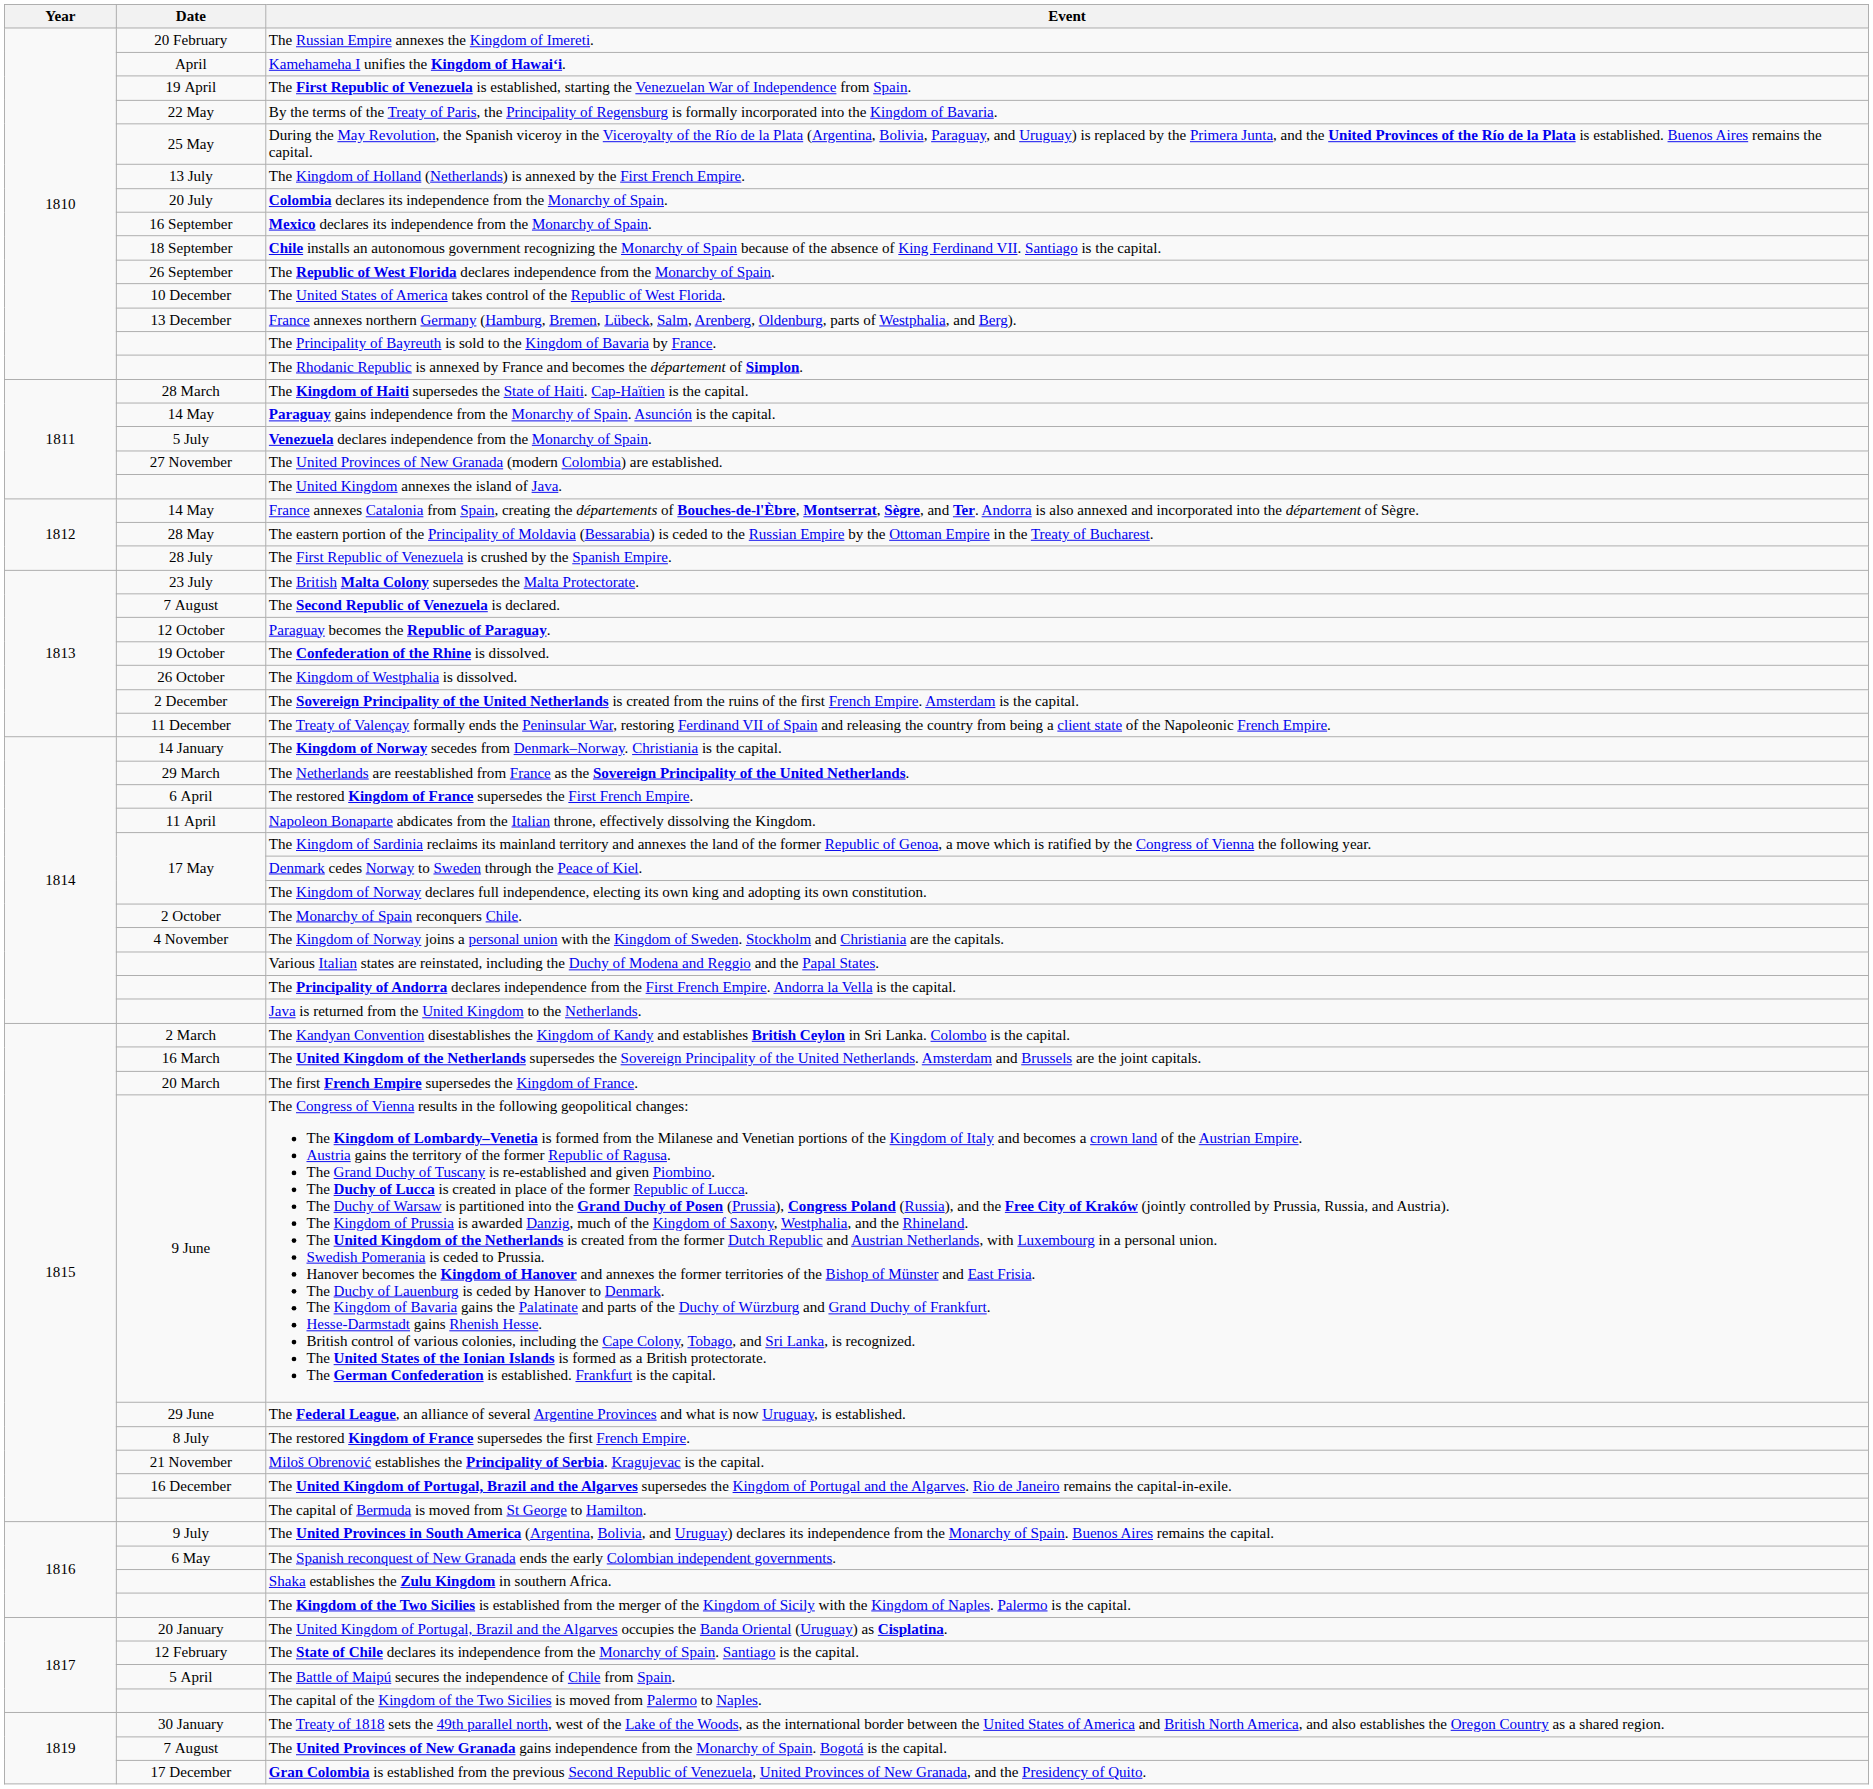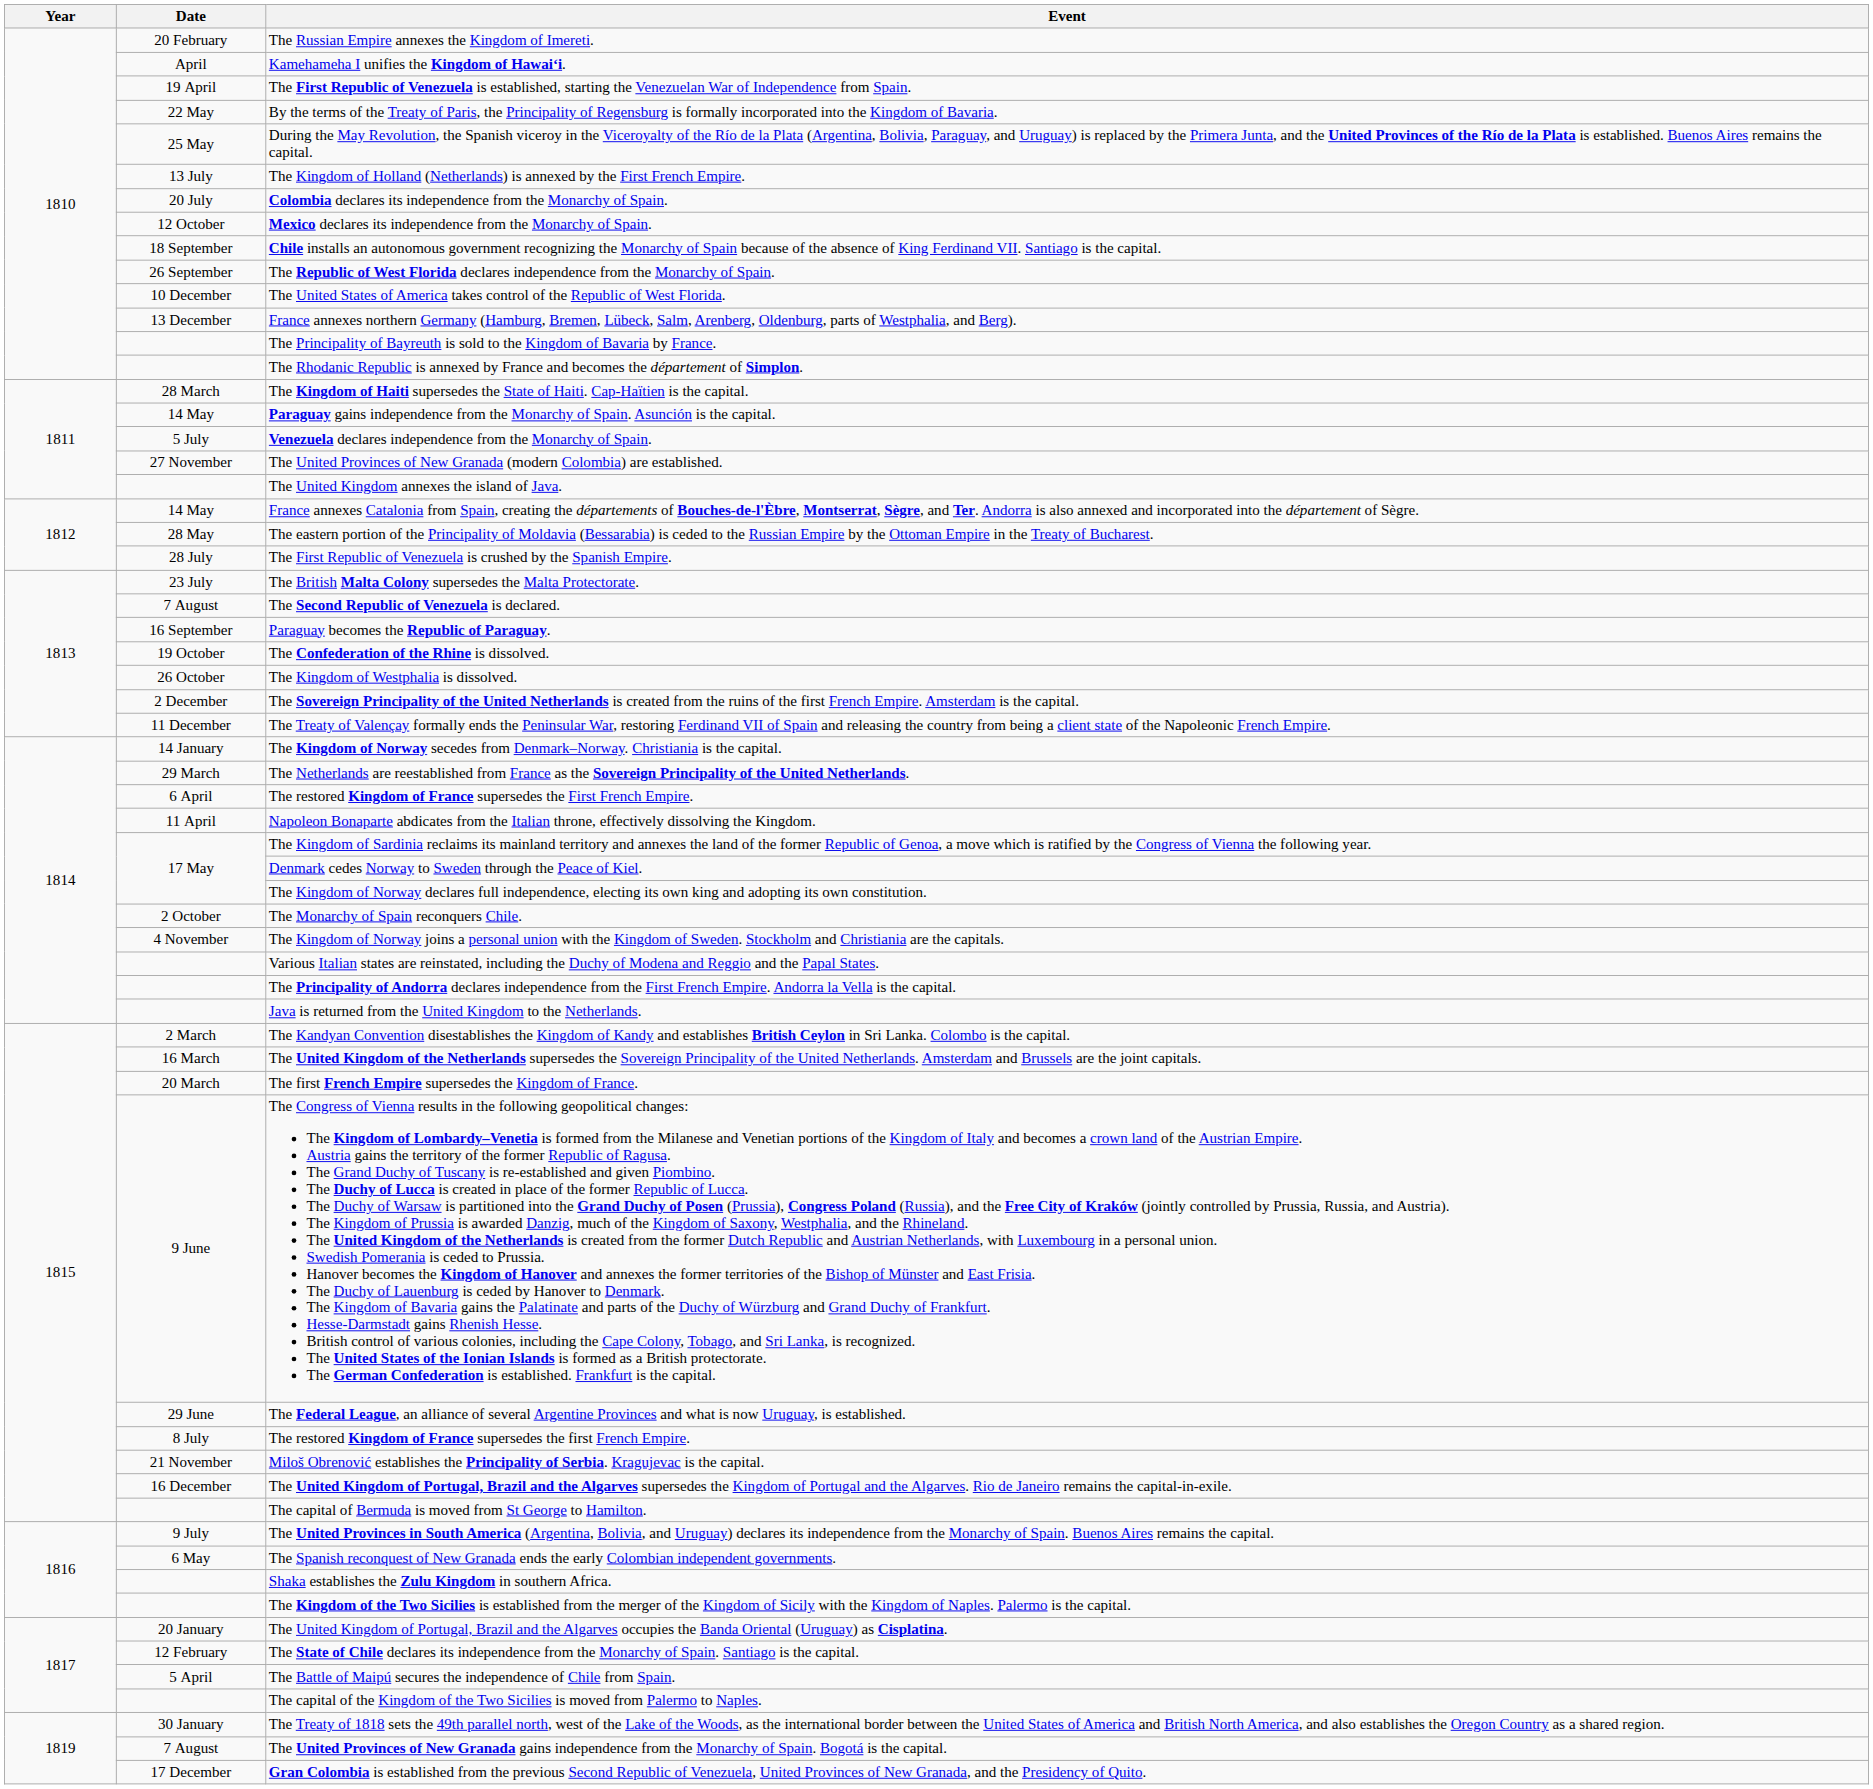(191, 224) 16 September -> (191, 224) 12 October
(191, 629) 12 October -> (191, 629) 16 September
